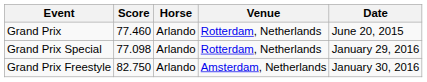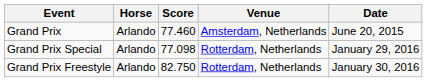columns swapped: (134, 13) <-> (176, 13)
(261, 31) Rotterdam, Netherlands -> (264, 31) Amsterdam, Netherlands
(264, 67) Amsterdam, Netherlands -> (261, 67) Rotterdam, Netherlands
